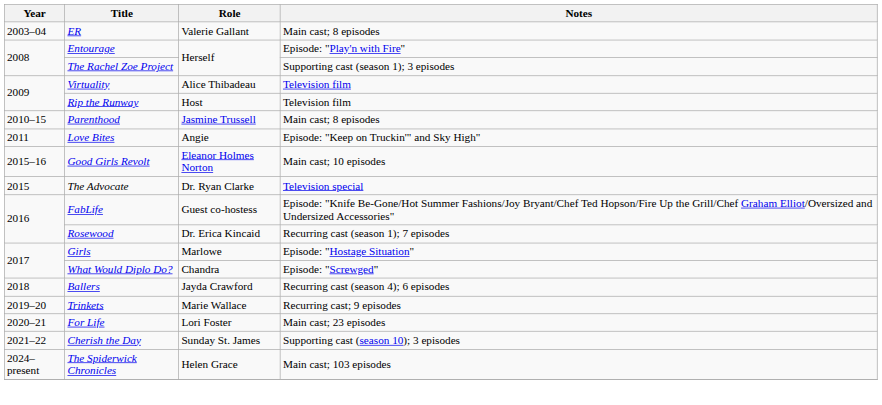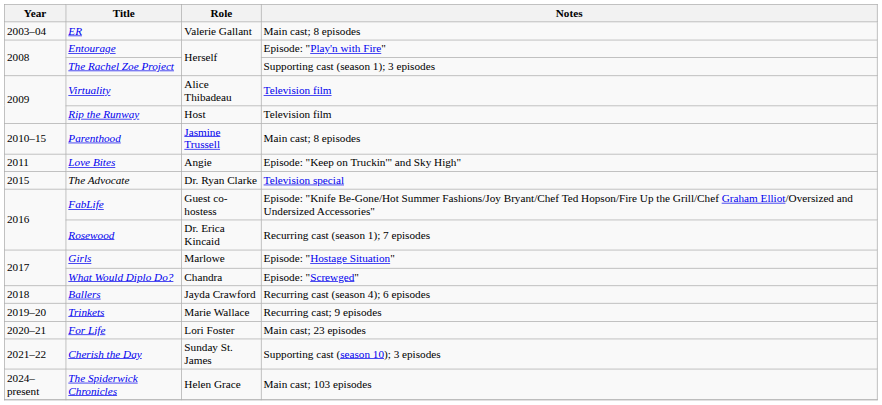- row: (109, 161)
